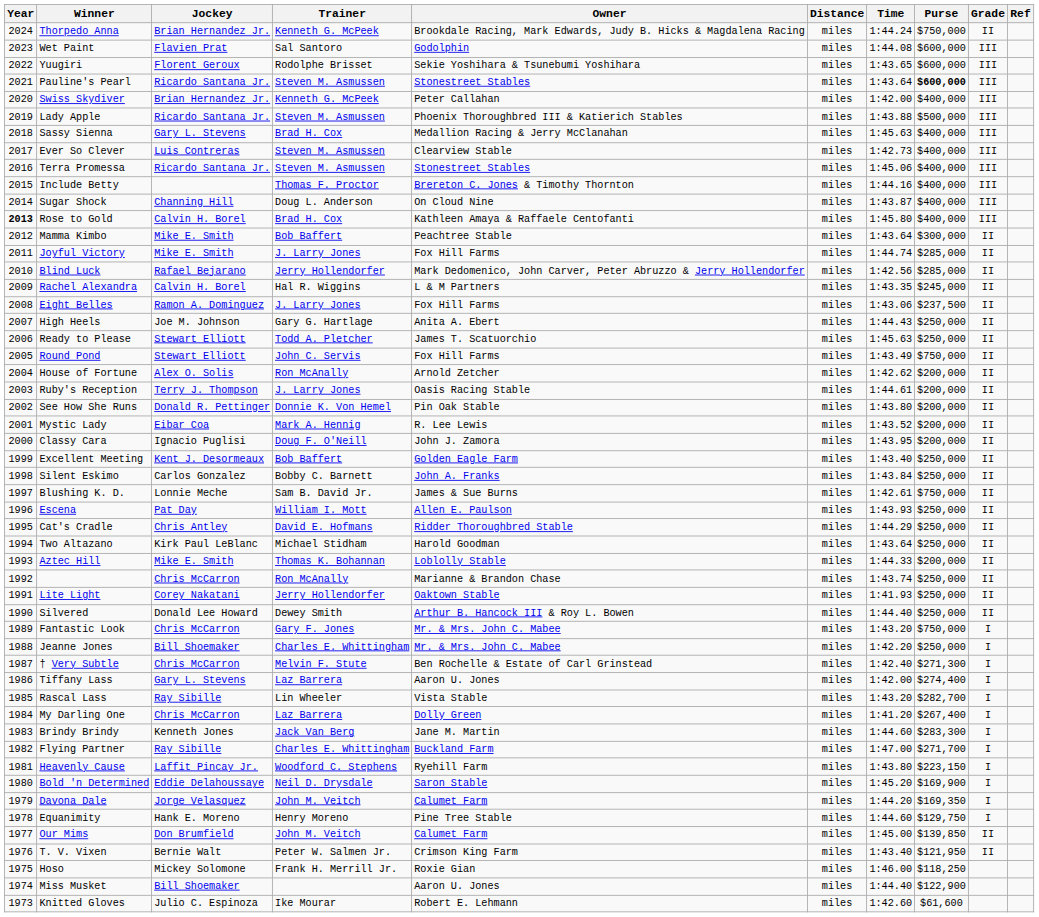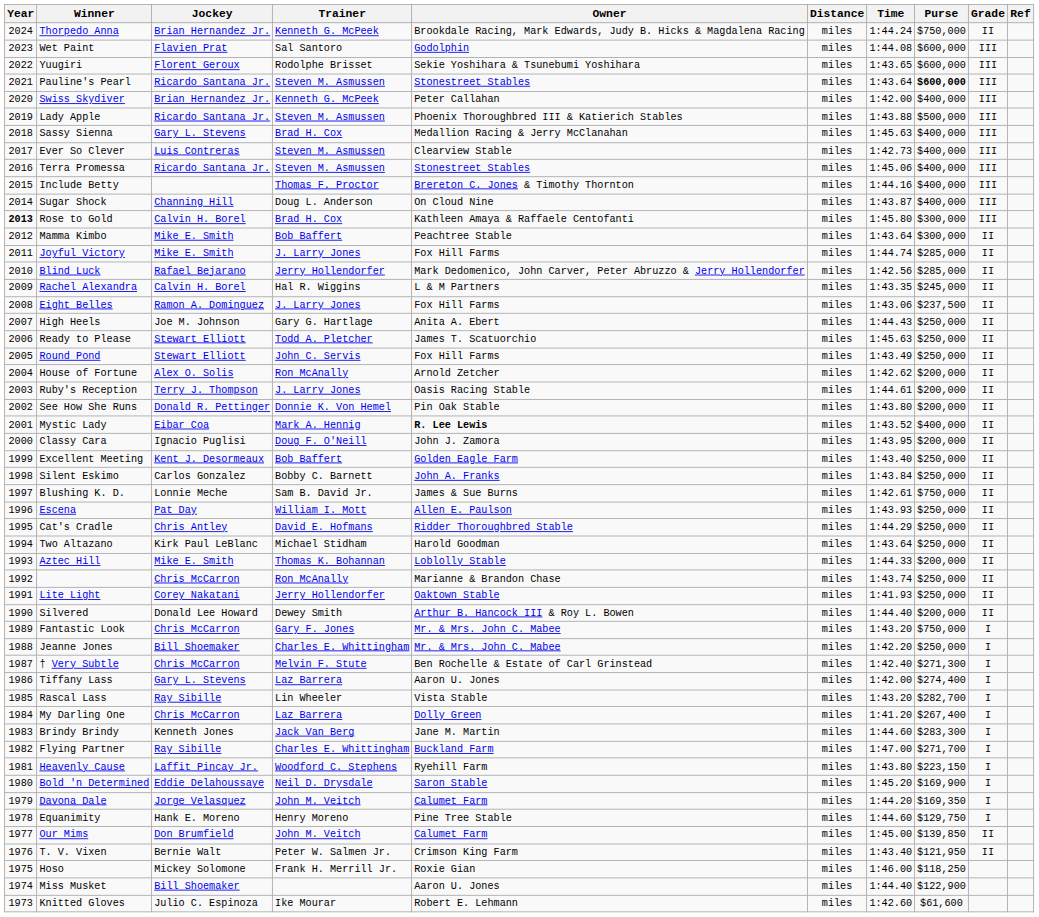(941, 220) $400,000 -> (941, 220) $300,000
(941, 356) $750,000 -> (941, 356) $250,000
(451, 425) normal -> (451, 425) bold
(941, 425) $200,000 -> (941, 425) $400,000
(941, 613) $250,000 -> (941, 613) $200,000
